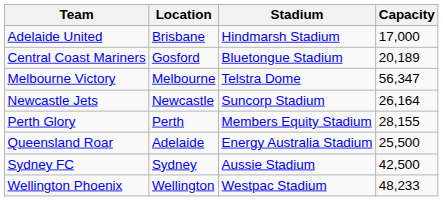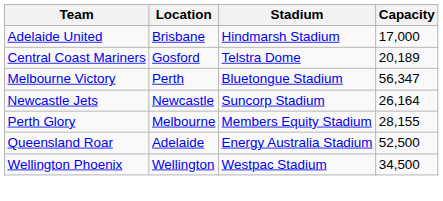(282, 57) Bluetongue Stadium -> (261, 57) Telstra Dome
(184, 79) Melbourne -> (168, 79) Perth
(261, 79) Telstra Dome -> (282, 79) Bluetongue Stadium
(168, 121) Perth -> (184, 121) Melbourne
(399, 143) 25,500 -> (399, 143) 52,500
- row: (41, 164)
(399, 185) 48,233 -> (399, 164) 34,500
